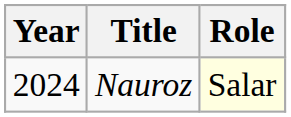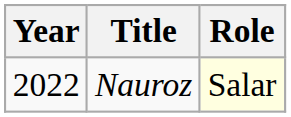(46, 84) 2024 -> (46, 84) 2022
